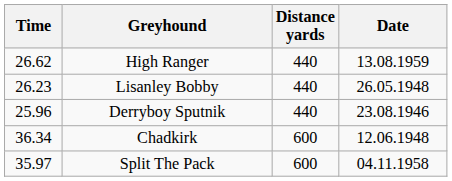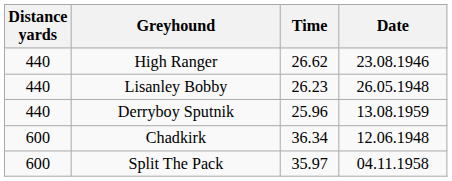columns swapped: (305, 26) <-> (33, 26)
(393, 61) 13.08.1959 -> (393, 61) 23.08.1946
(393, 112) 23.08.1946 -> (393, 112) 13.08.1959
